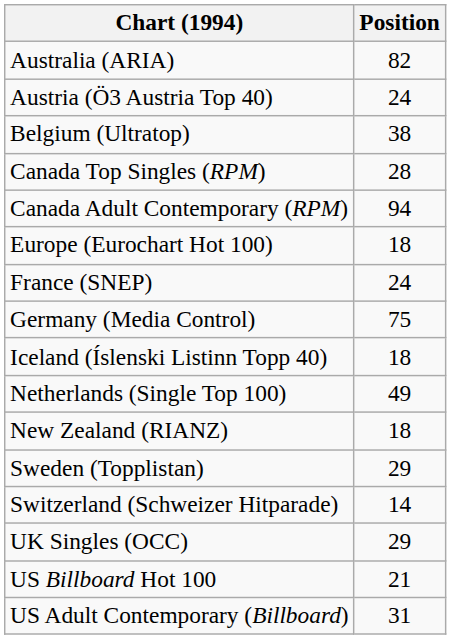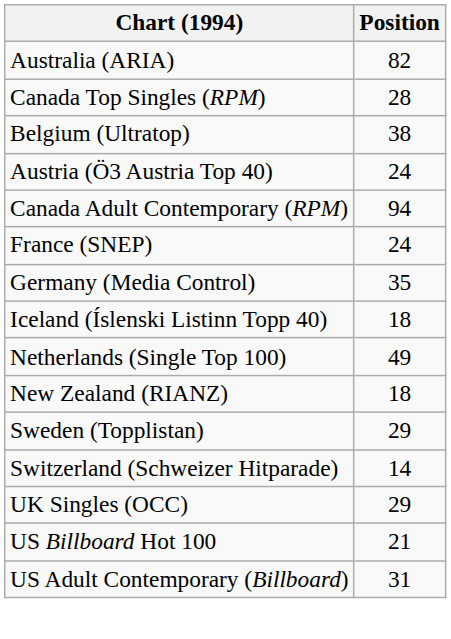rows swapped: (141, 97) <-> (138, 171)
- row: (141, 245)
(400, 319) 75 -> (400, 282) 35
